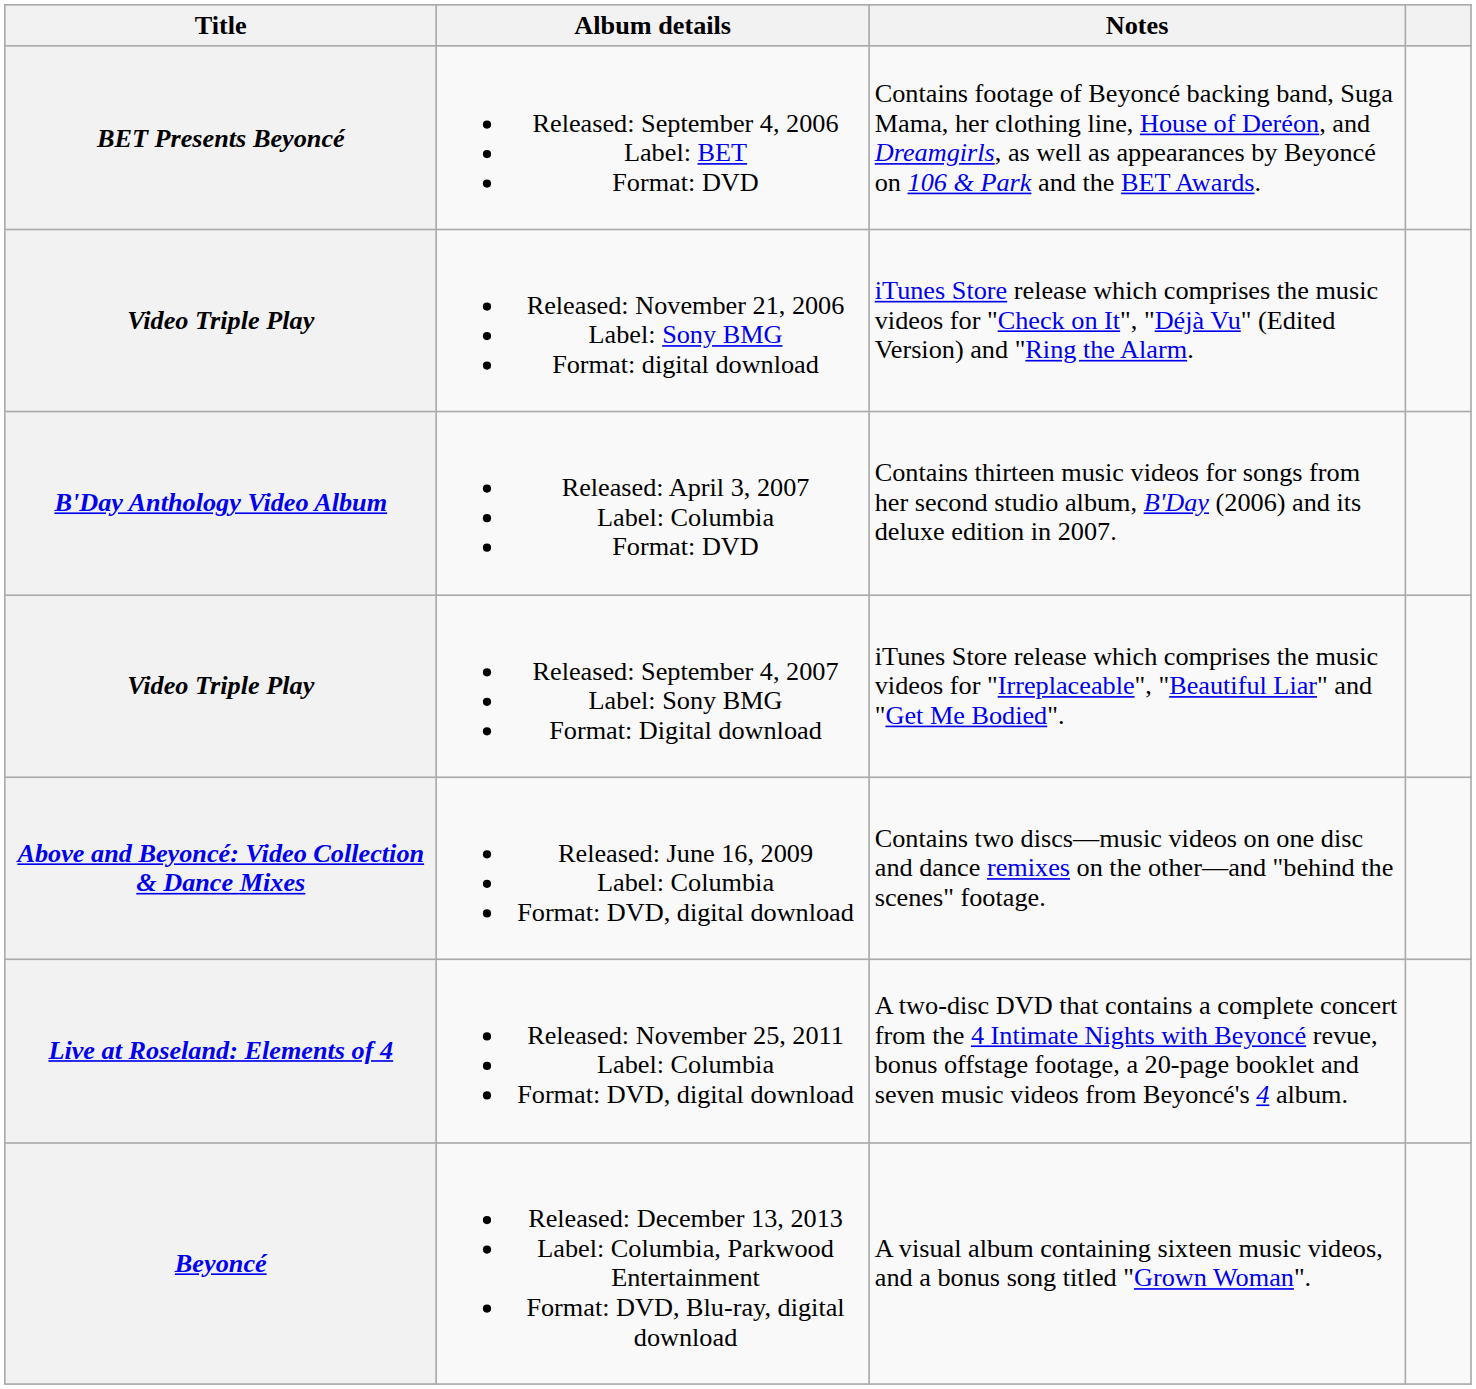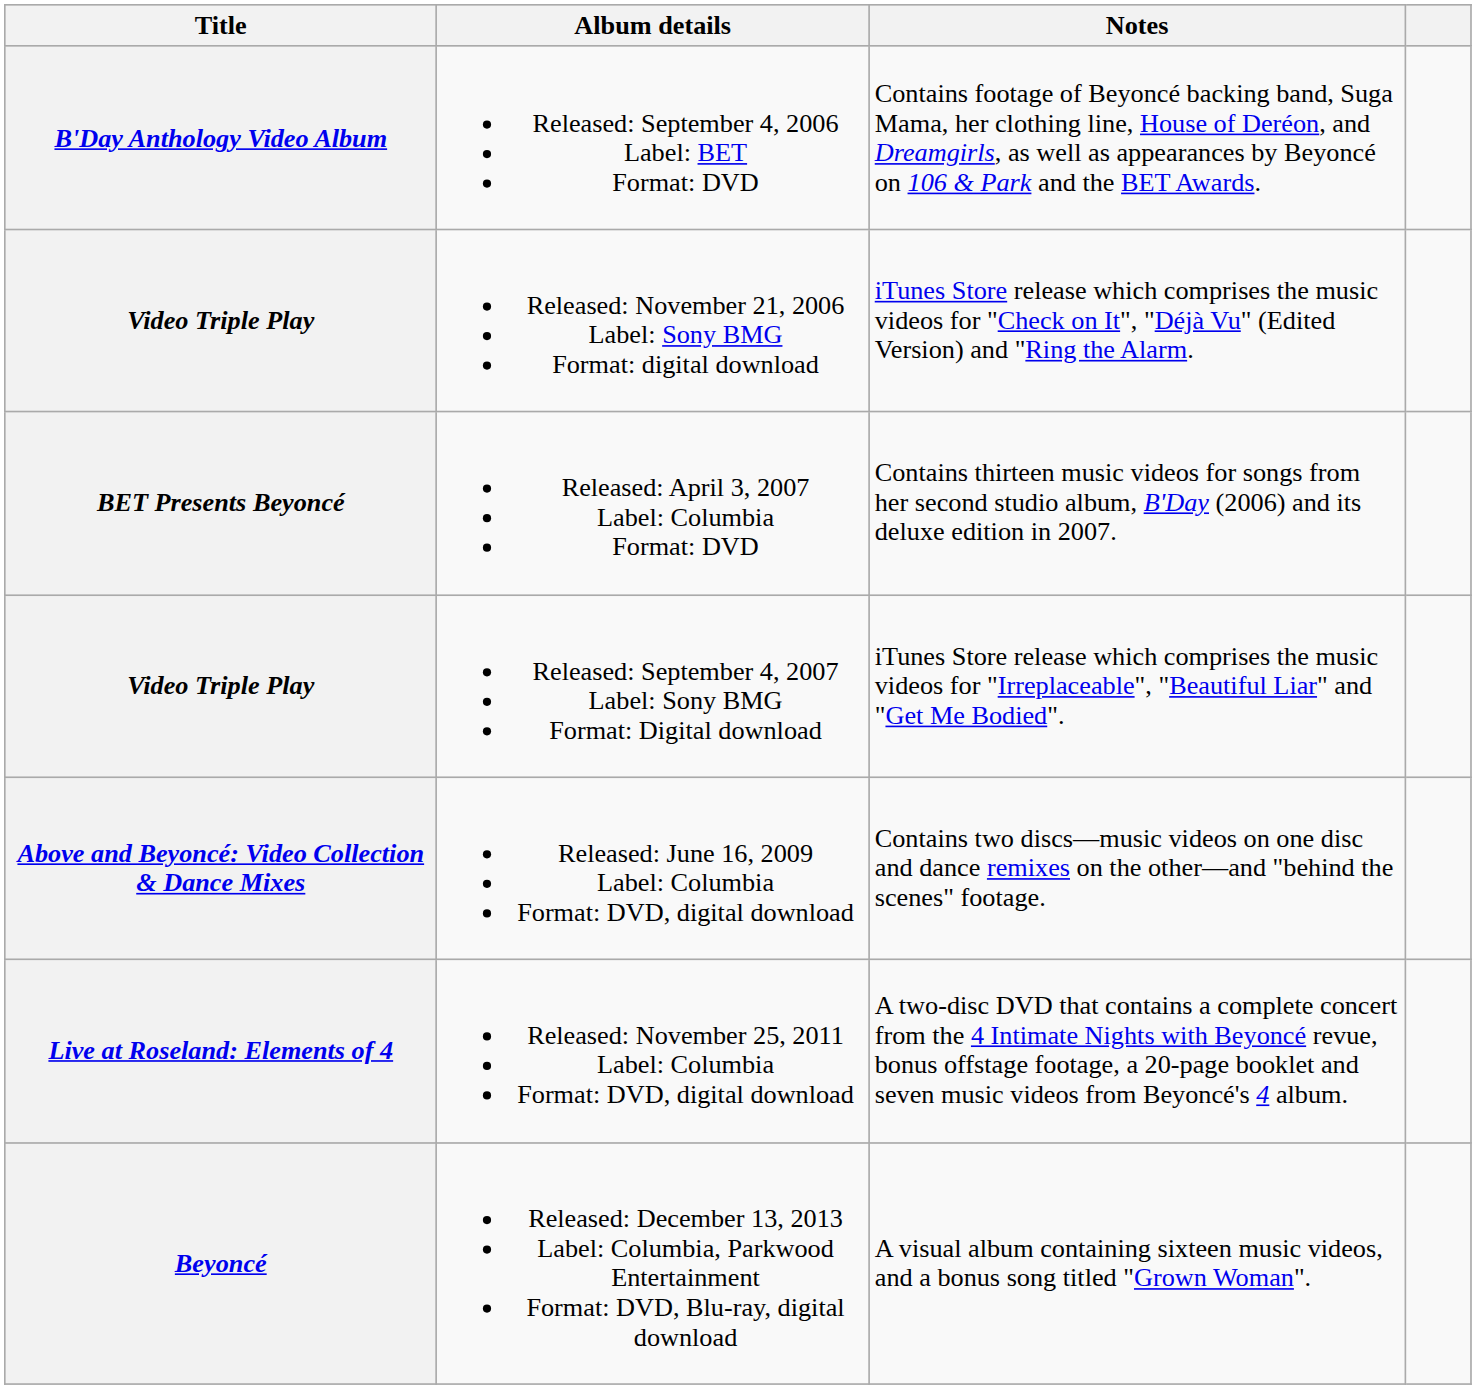(221, 137) BET Presents Beyoncé -> (221, 137) B'Day Anthology Video Album
(221, 502) B'Day Anthology Video Album -> (221, 502) BET Presents Beyoncé
